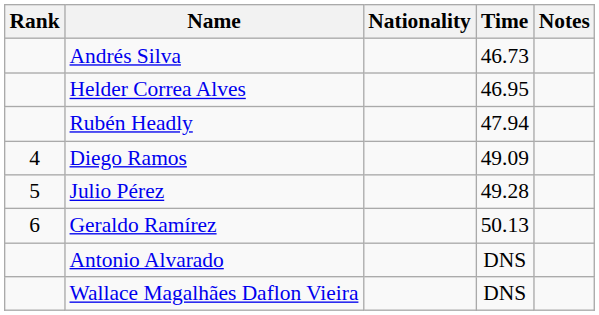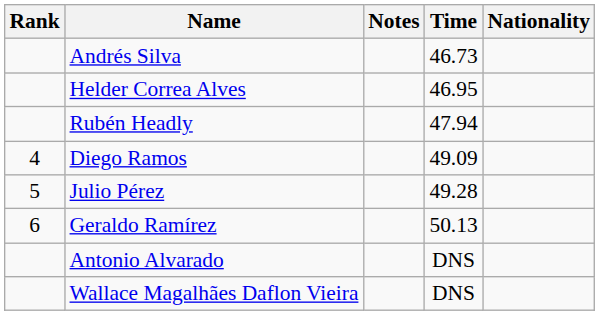columns swapped: (420, 21) <-> (564, 21)
